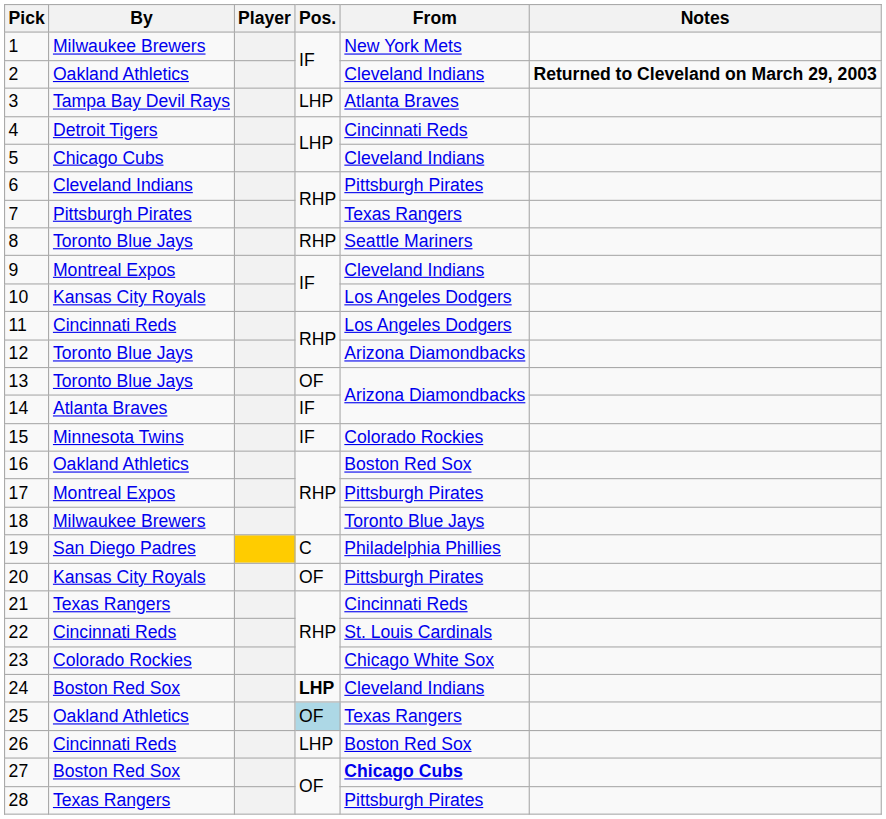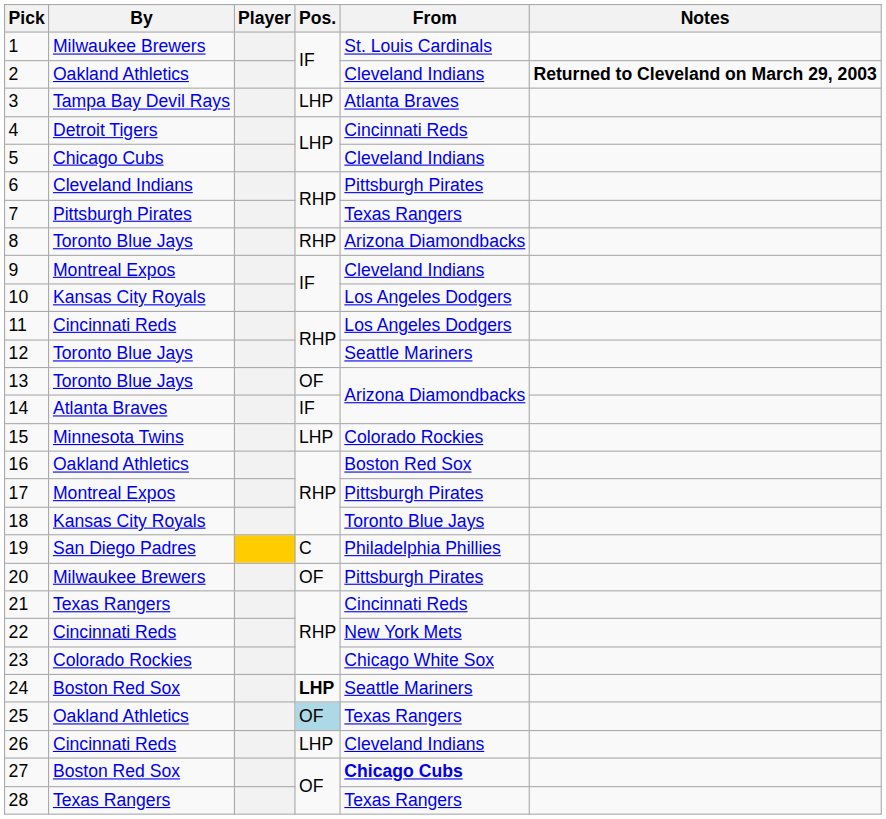(403, 46) New York Mets -> (418, 46) St. Louis Cardinals
(408, 241) Seattle Mariners -> (435, 241) Arizona Diamondbacks
(435, 353) Arizona Diamondbacks -> (408, 353) Seattle Mariners
(307, 437) IF -> (316, 437) LHP
(129, 520) Milwaukee Brewers -> (129, 520) Kansas City Royals
(129, 576) Kansas City Royals -> (129, 576) Milwaukee Brewers
(418, 632) St. Louis Cardinals -> (403, 632) New York Mets
(414, 688) Cleveland Indians -> (408, 688) Seattle Mariners
(408, 744) Boston Red Sox -> (414, 744) Cleveland Indians
(414, 800) Pittsburgh Pirates -> (403, 800) Texas Rangers
